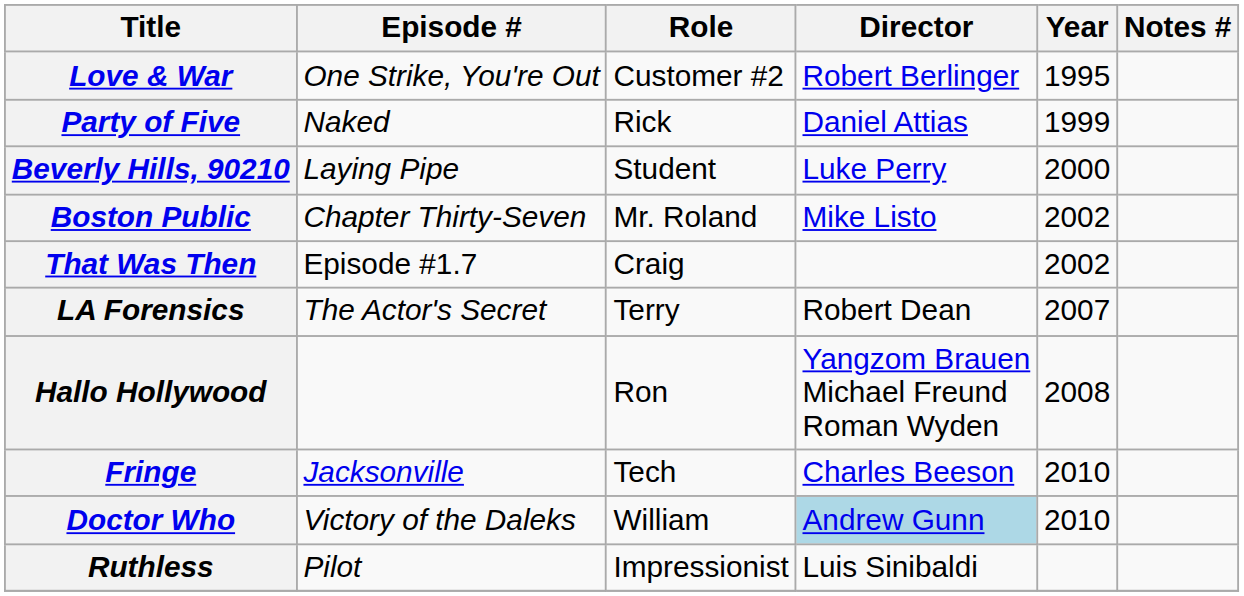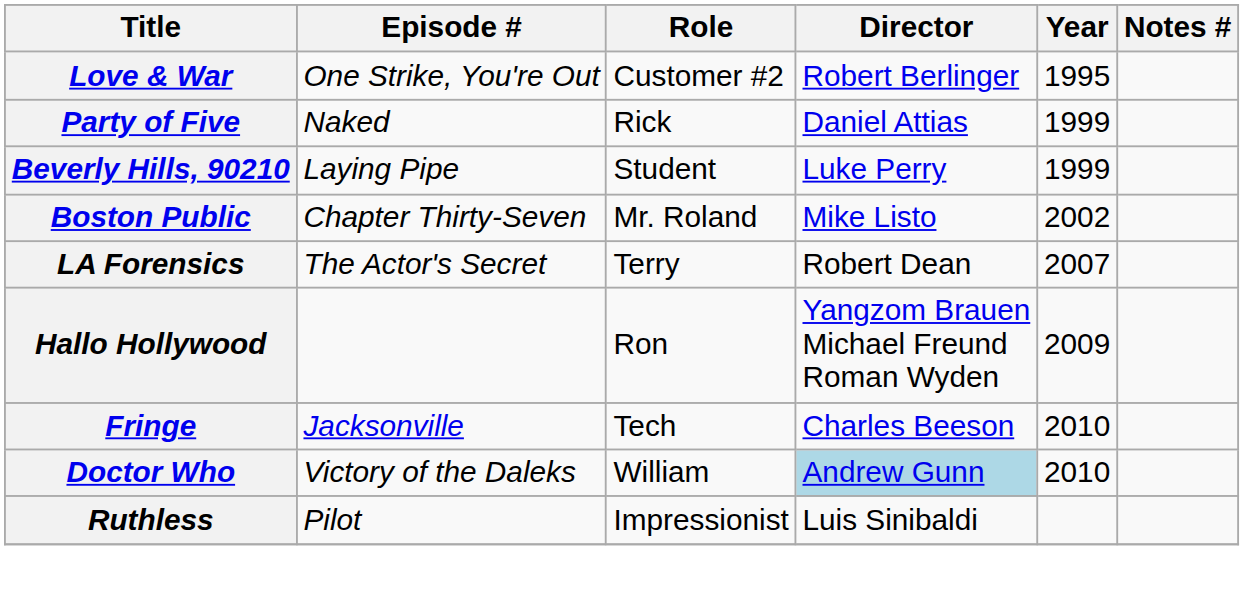(1077, 169) 2000 -> (1077, 169) 1999
- row: (151, 264)
(1077, 391) 2008 -> (1077, 344) 2009
